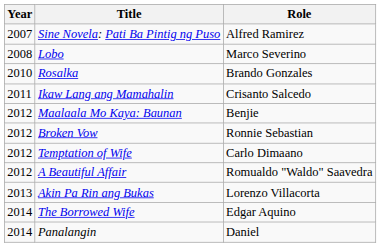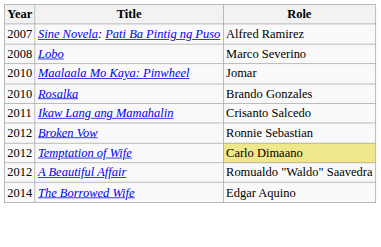+ row: (114, 73)
- row: (110, 113)
(264, 152) no background -> (264, 152) khaki background
- row: (96, 192)
- row: (67, 232)
